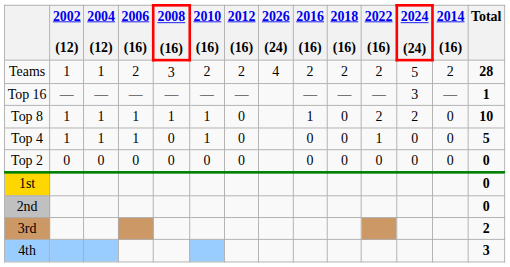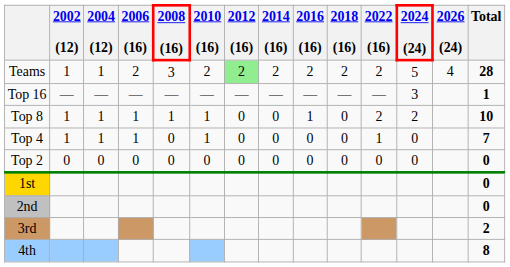columns swapped: (451, 32) <-> (276, 32)
(242, 71) no background -> (242, 71) lightgreen background
(486, 138) 5 -> (486, 138) 7
(486, 250) 3 -> (486, 250) 8
